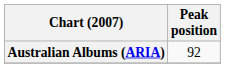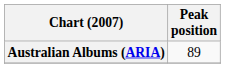(194, 52) 92 -> (194, 52) 89
